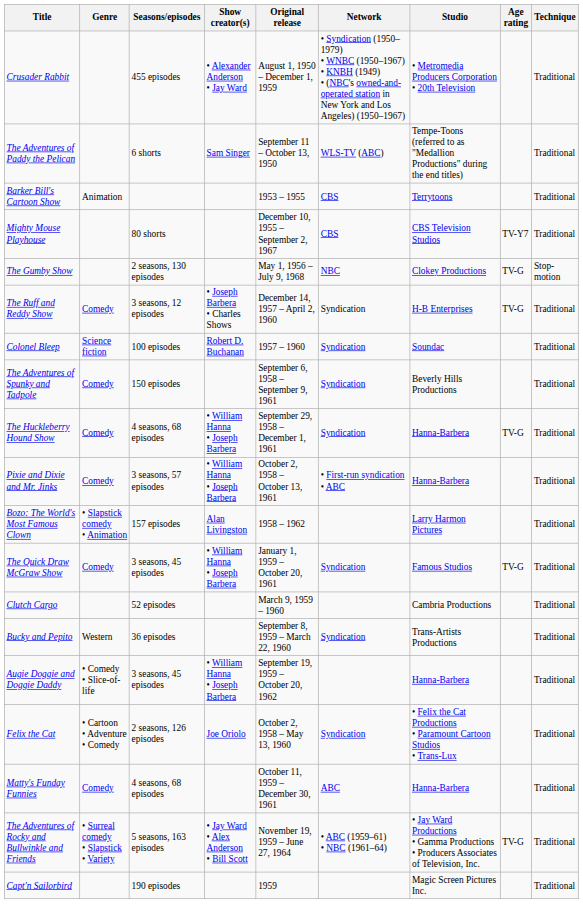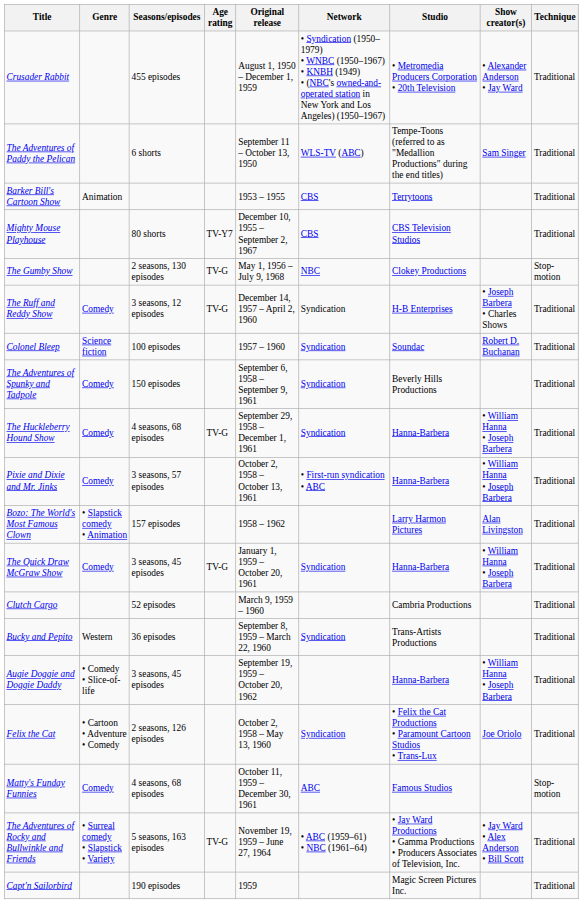columns swapped: (230, 18) <-> (516, 18)
(442, 568) Famous Studios -> (421, 568) Hanna-Barbera
(441, 788) Hanna-Barbera -> (422, 788) Famous Studios
(555, 788) Traditional -> (547, 788) Stop-motion
